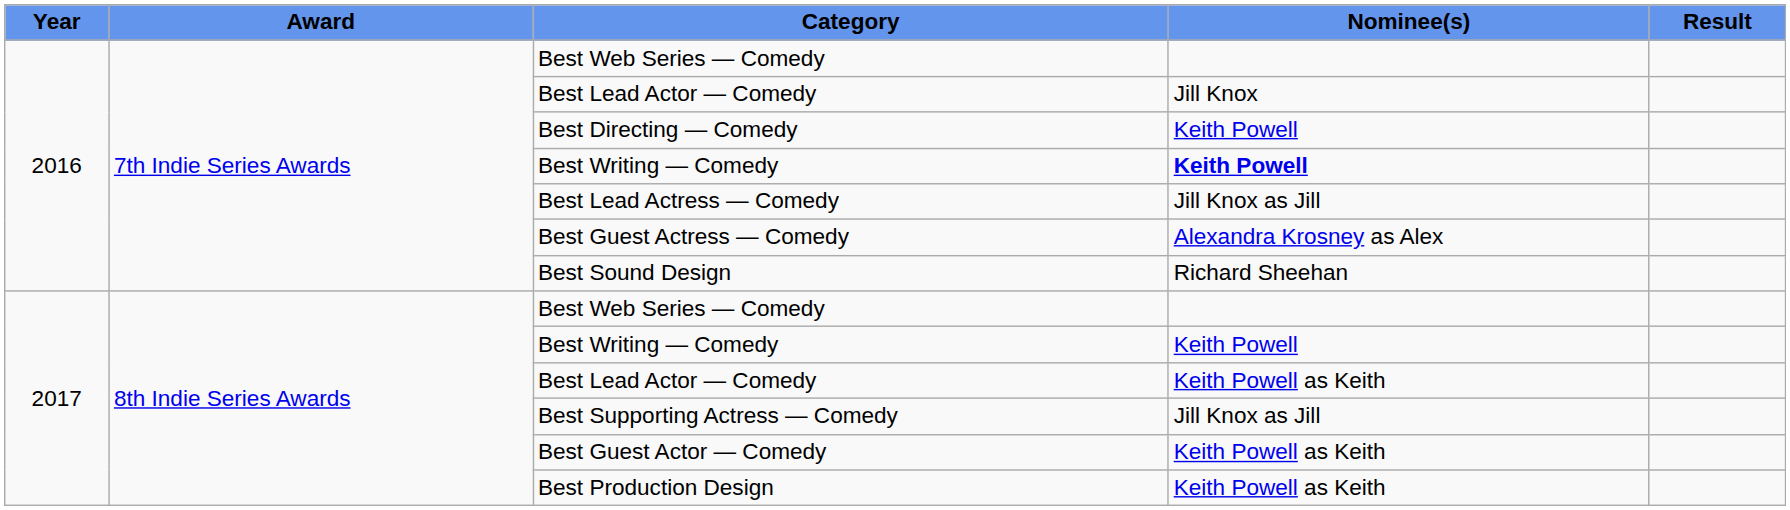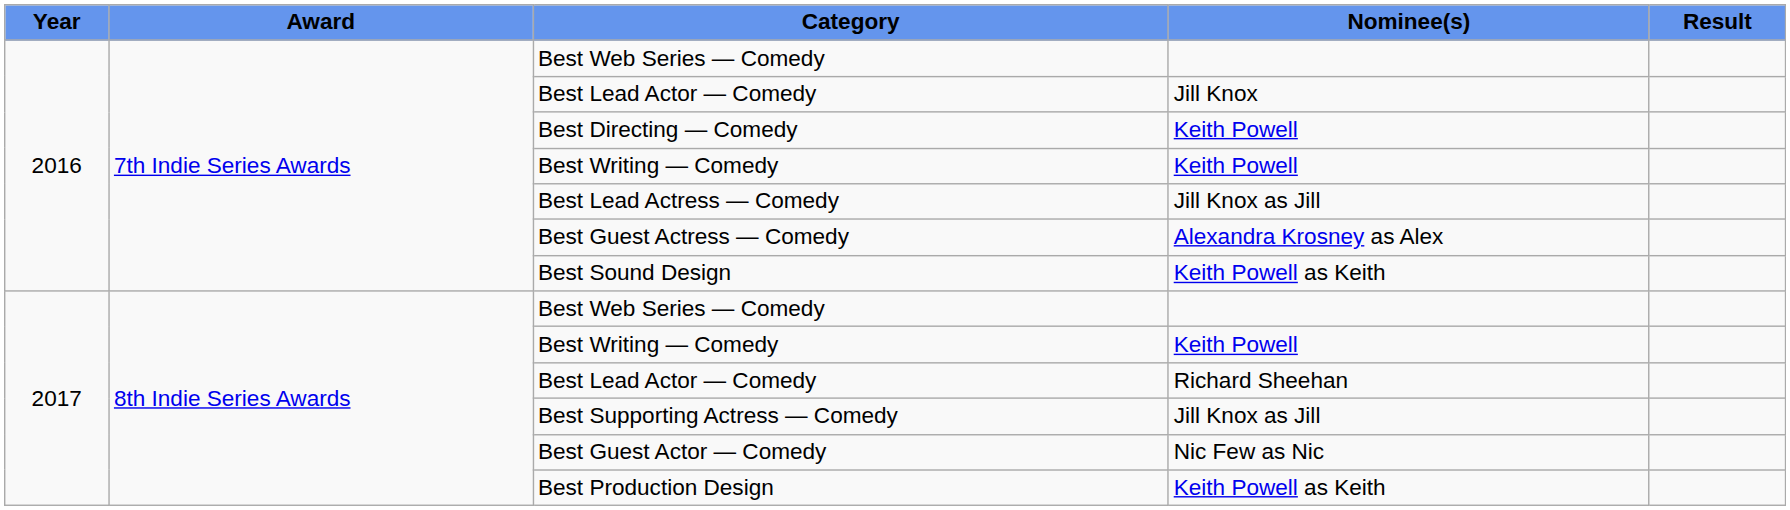(1241, 165) bold -> (1236, 165) normal
(1261, 272) Richard Sheehan -> (1280, 272) Keith Powell as Keith
(1280, 380) Keith Powell as Keith -> (1261, 380) Richard Sheehan
(1280, 451) Keith Powell as Keith -> (1249, 451) Nic Few as Nic
